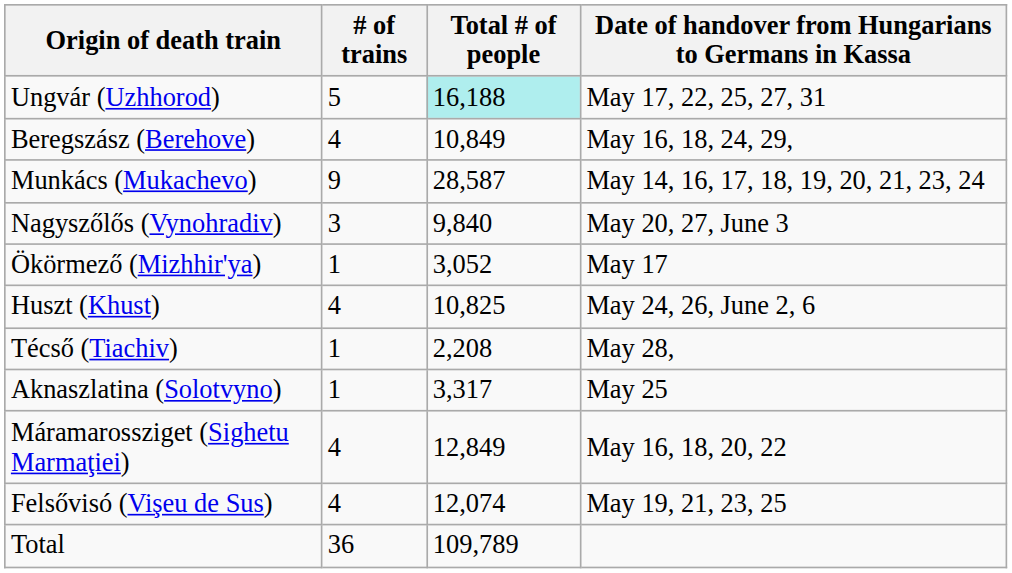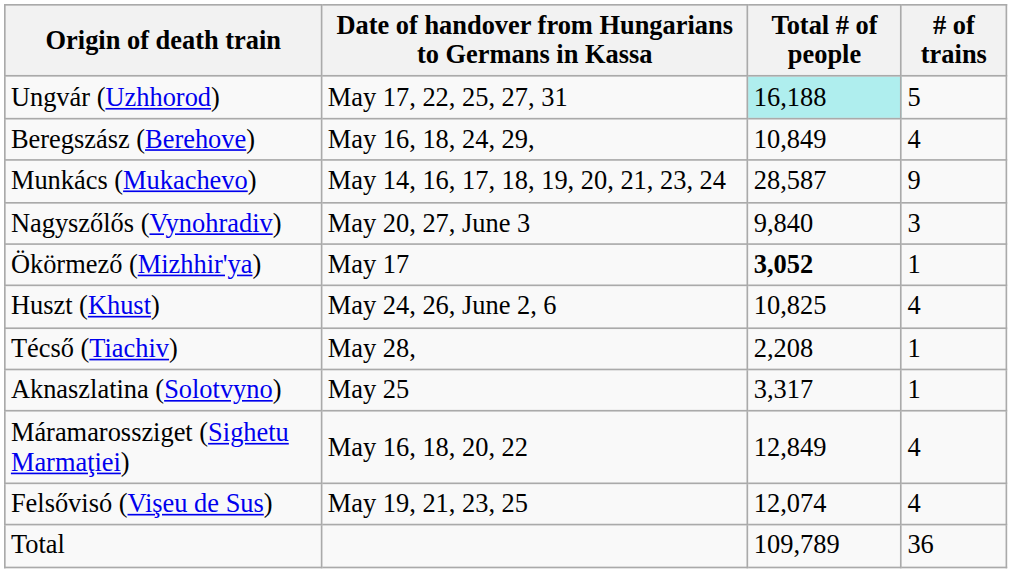columns swapped: (374, 40) <-> (793, 40)
(462, 264) normal -> (783, 264) bold
